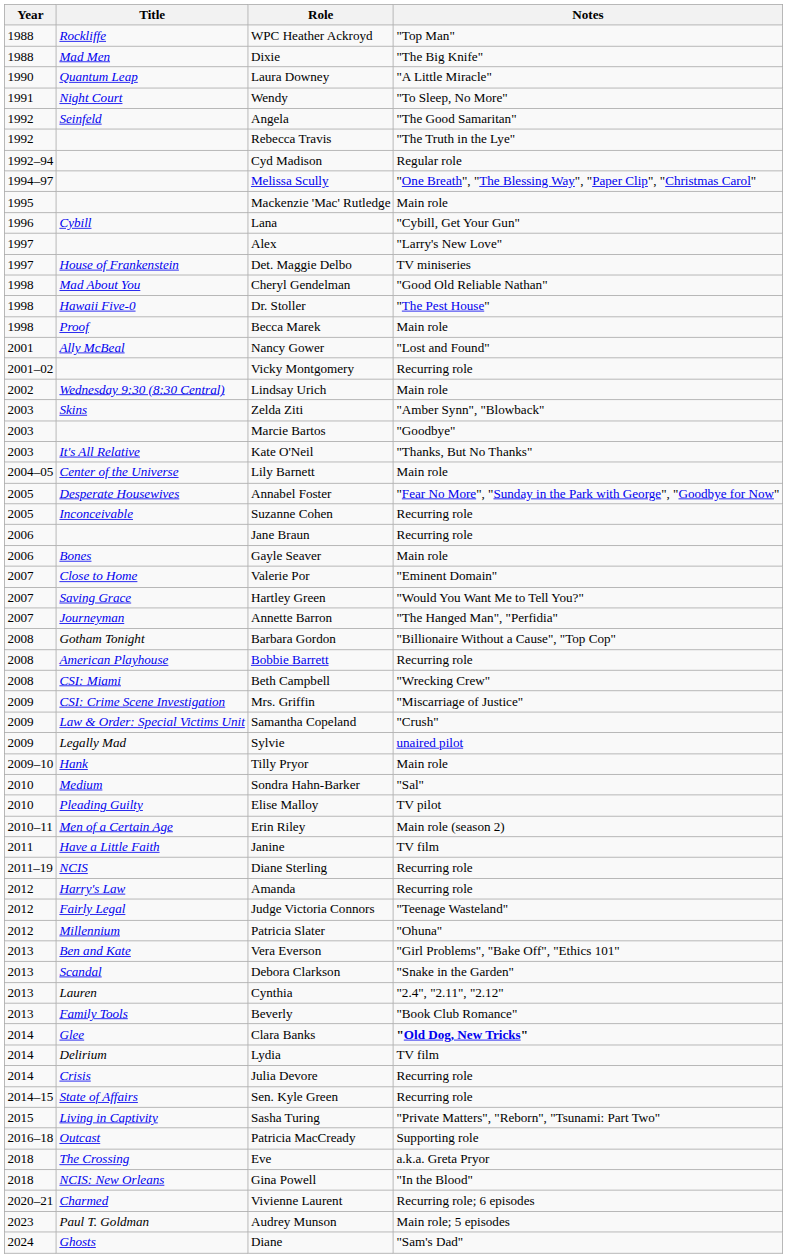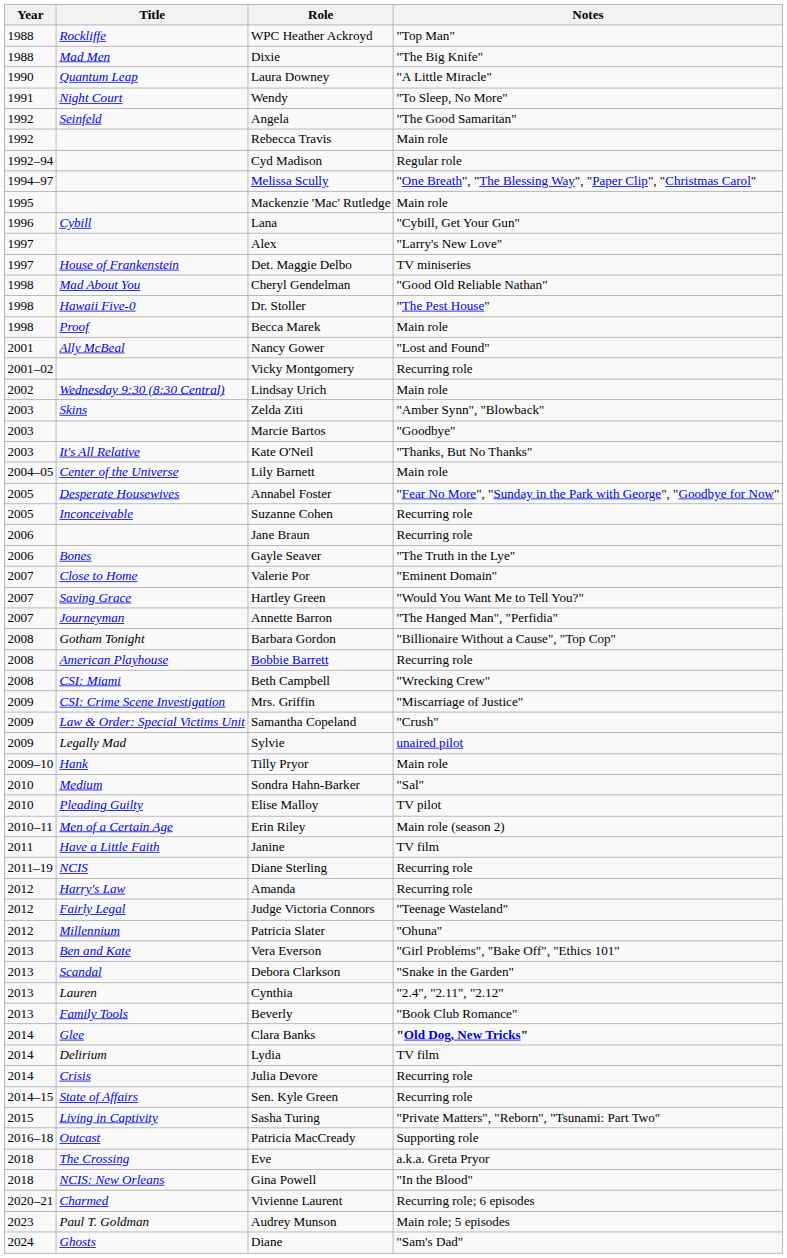(456, 139) "The Truth in the Lye" -> (422, 139) Main role
(422, 555) Main role -> (456, 555) "The Truth in the Lye"
